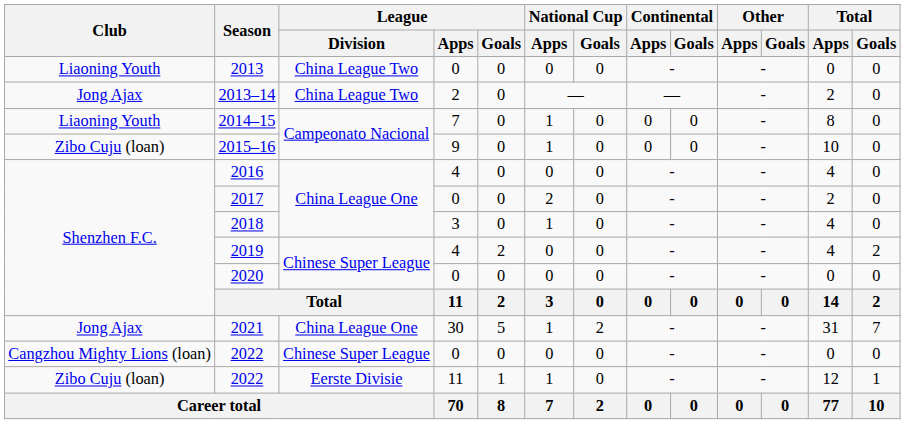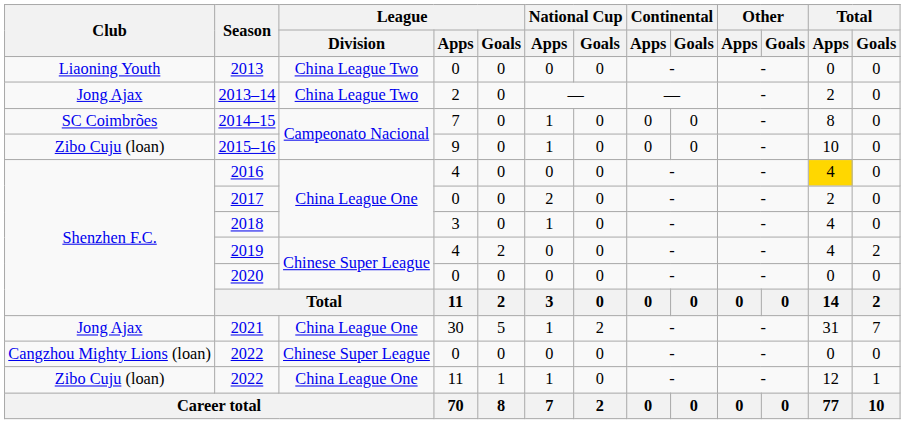(110, 120) Liaoning Youth -> (110, 120) SC Coimbrões
(831, 172) no background -> (831, 172) gold background
(356, 379) Eerste Divisie -> (356, 379) China League One
